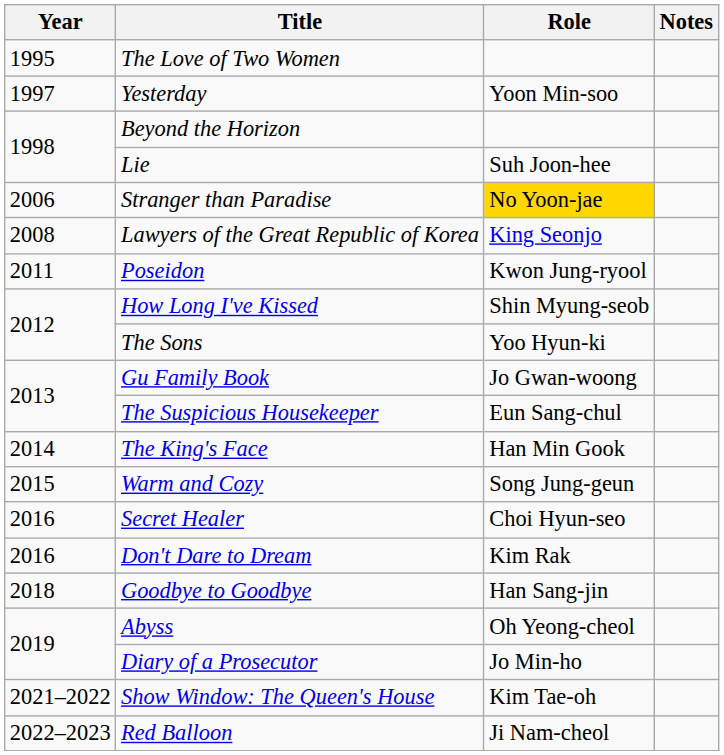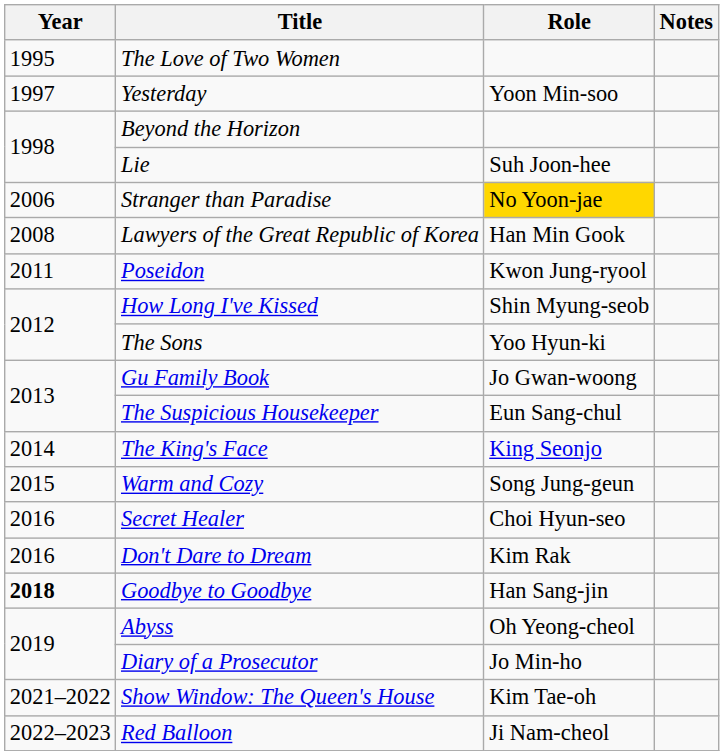(546, 235) King Seonjo -> (557, 235) Han Min Gook
(557, 448) Han Min Gook -> (546, 448) King Seonjo
(32, 590) normal -> (32, 590) bold
